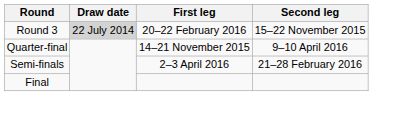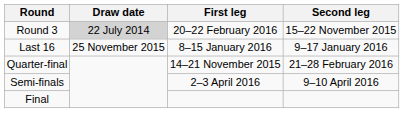+ row: (37, 47)
(310, 47) 9–10 April 2016 -> (341, 64) 21–28 February 2016
(310, 64) 21–28 February 2016 -> (341, 82) 9–10 April 2016
